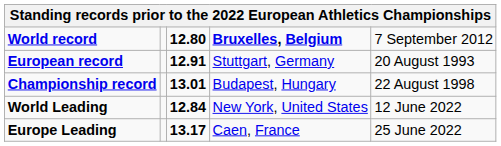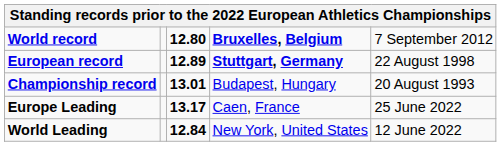(188, 61) 12.91 -> (188, 61) 12.89
(273, 61) normal -> (278, 61) bold
(425, 61) 20 August 1993 -> (425, 61) 22 August 1998
(425, 84) 22 August 1998 -> (425, 84) 20 August 1993
rows swapped: (58, 107) <-> (62, 130)
